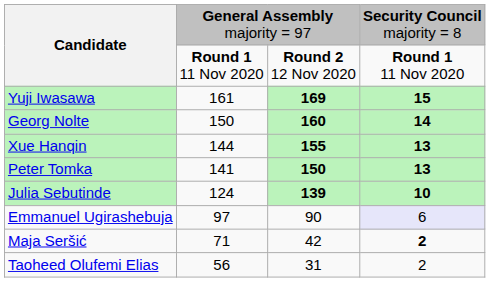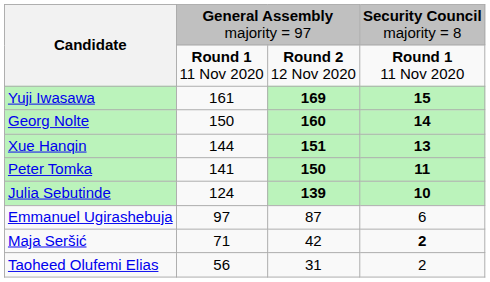(313, 145) 155 -> (313, 145) 151
(422, 169) 13 -> (422, 169) 11
(313, 217) 90 -> (313, 217) 87
(422, 217) lavender background -> (422, 217) no background
